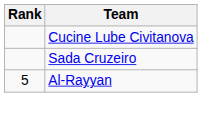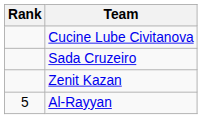+ row: (85, 80)
